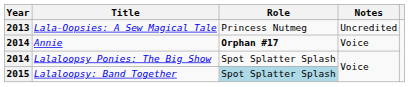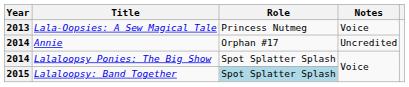(369, 28) Uncredited -> (354, 28) Voice
(250, 43) bold -> (250, 43) normal
(354, 43) Voice -> (369, 43) Uncredited
